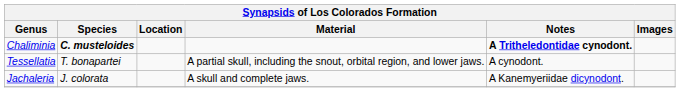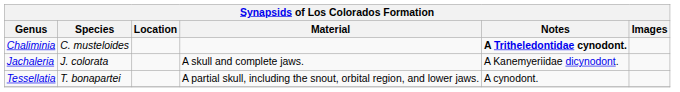(97, 45) bold -> (95, 45) normal
rows swapped: (30, 78) <-> (31, 62)
